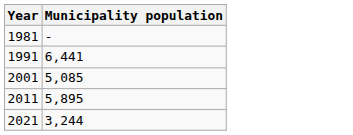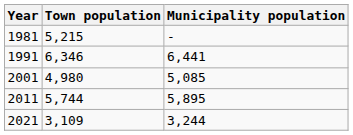+ column: (103, 15)
